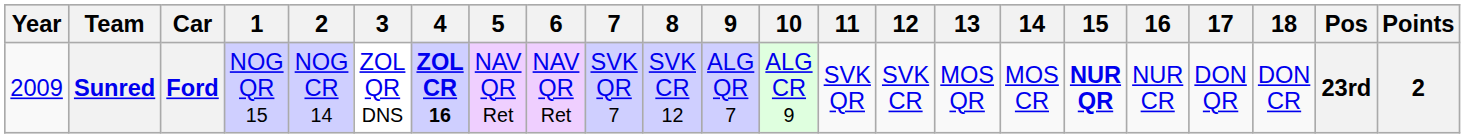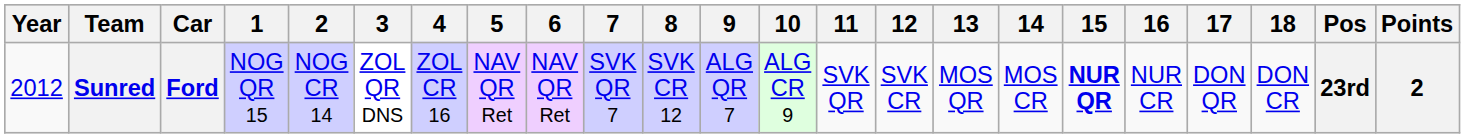(37, 87) 2009 -> (37, 87) 2012
(440, 87) bold -> (439, 87) normal
